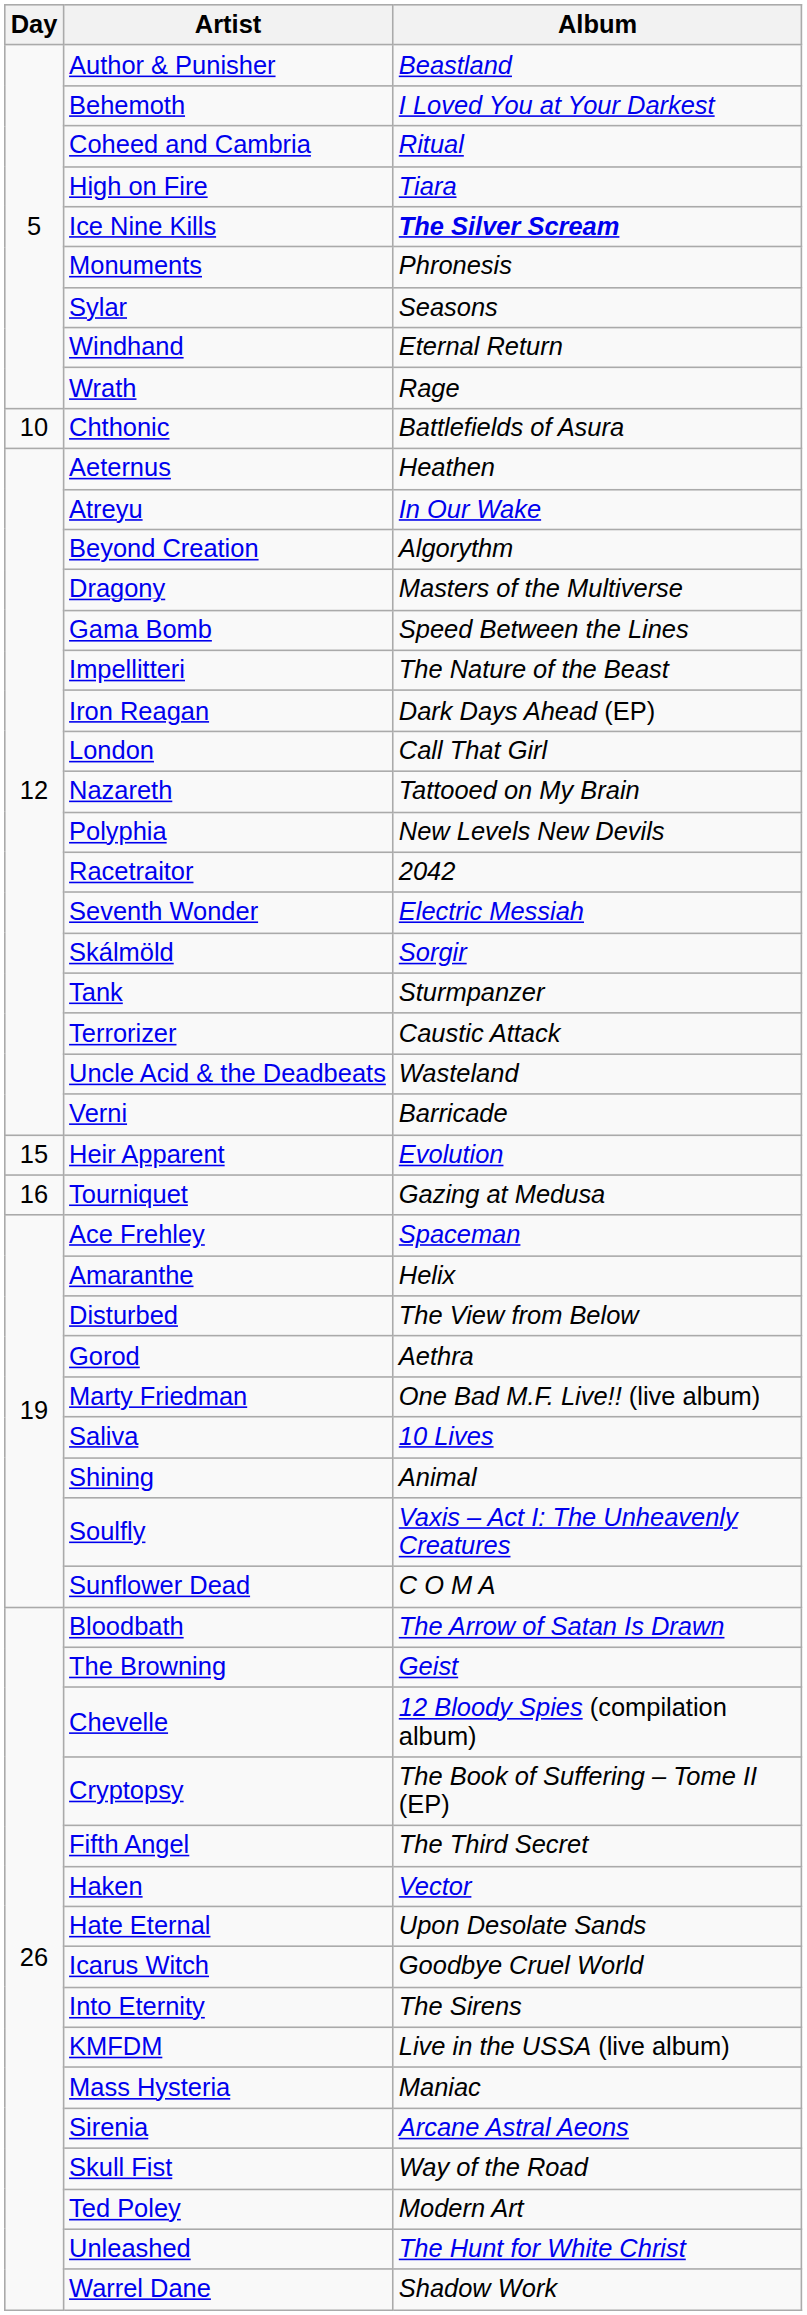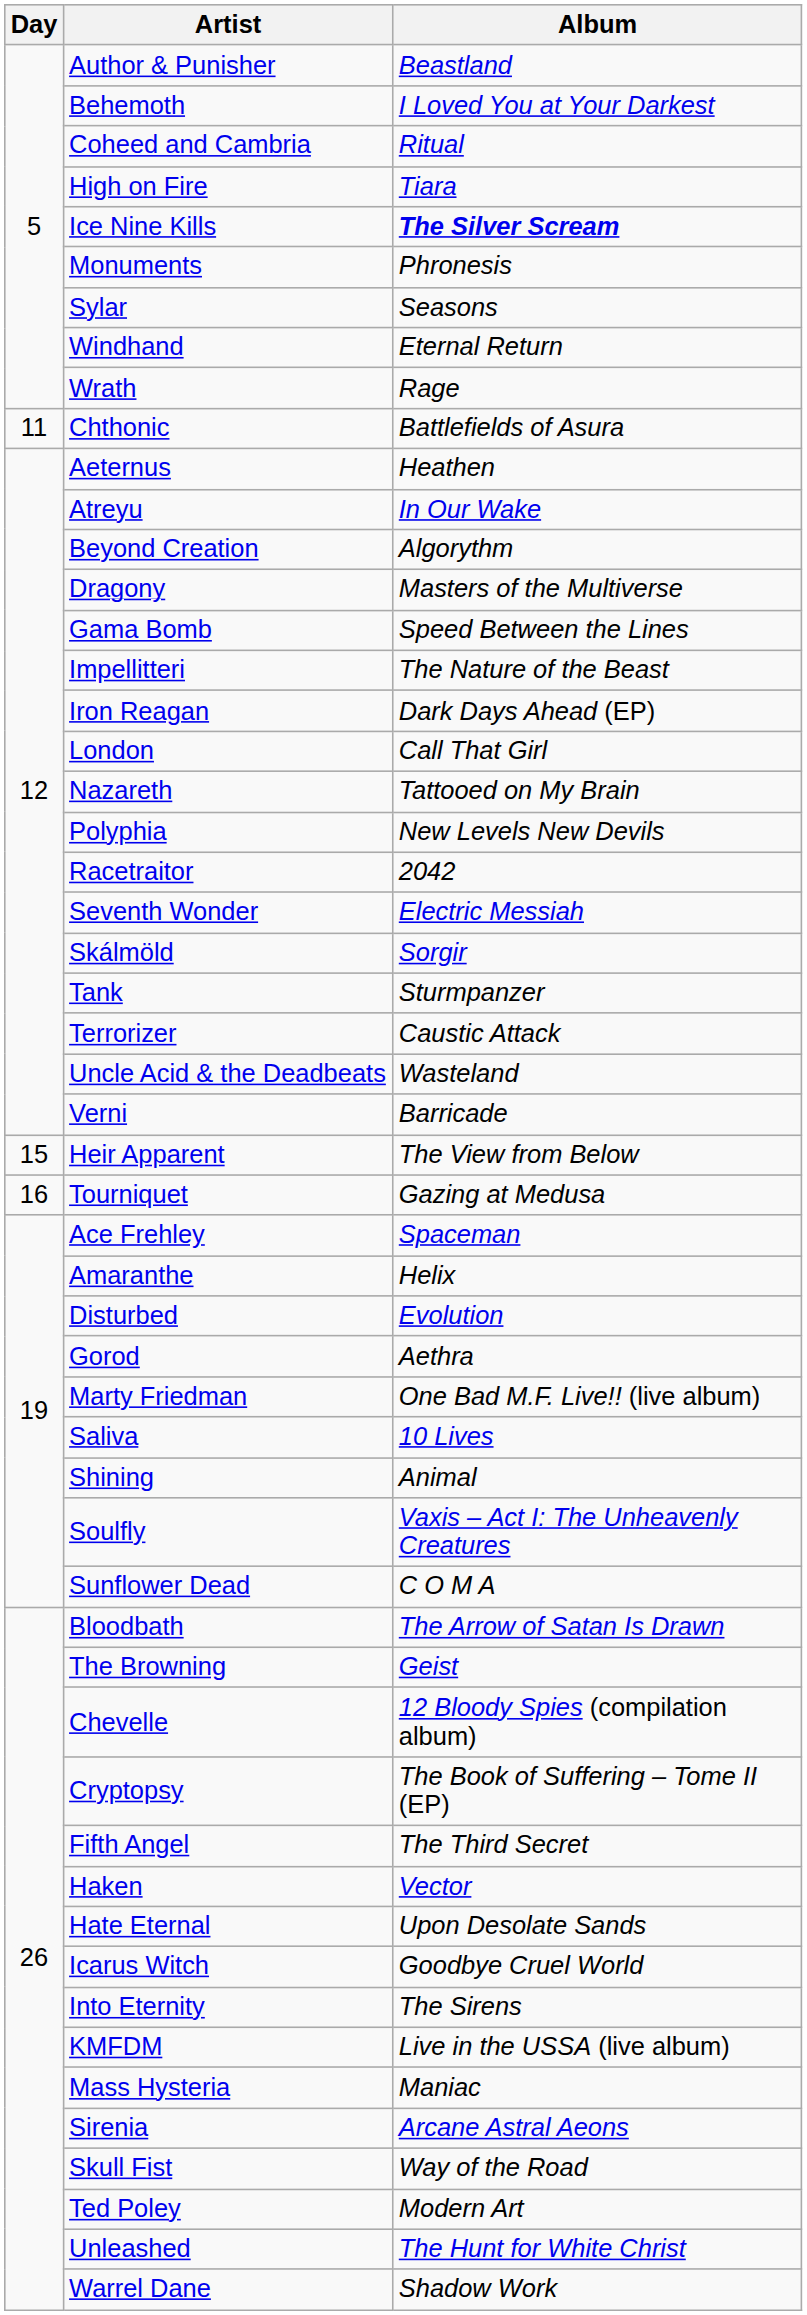(34, 428) 10 -> (34, 428) 11
(451, 1154) Evolution -> (519, 1154) The View from Below
(519, 1315) The View from Below -> (451, 1315) Evolution
